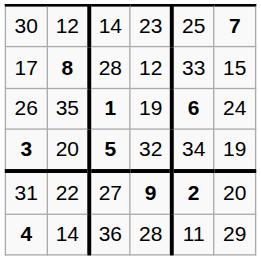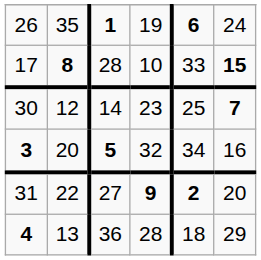rows swapped: (26, 108) <-> (26, 26)
(151, 67) 12 -> (151, 65) 10
(235, 67) normal -> (235, 65) bold
(235, 149) 19 -> (235, 150) 16
(67, 234) 14 -> (67, 234) 13
(194, 234) 11 -> (194, 234) 18
